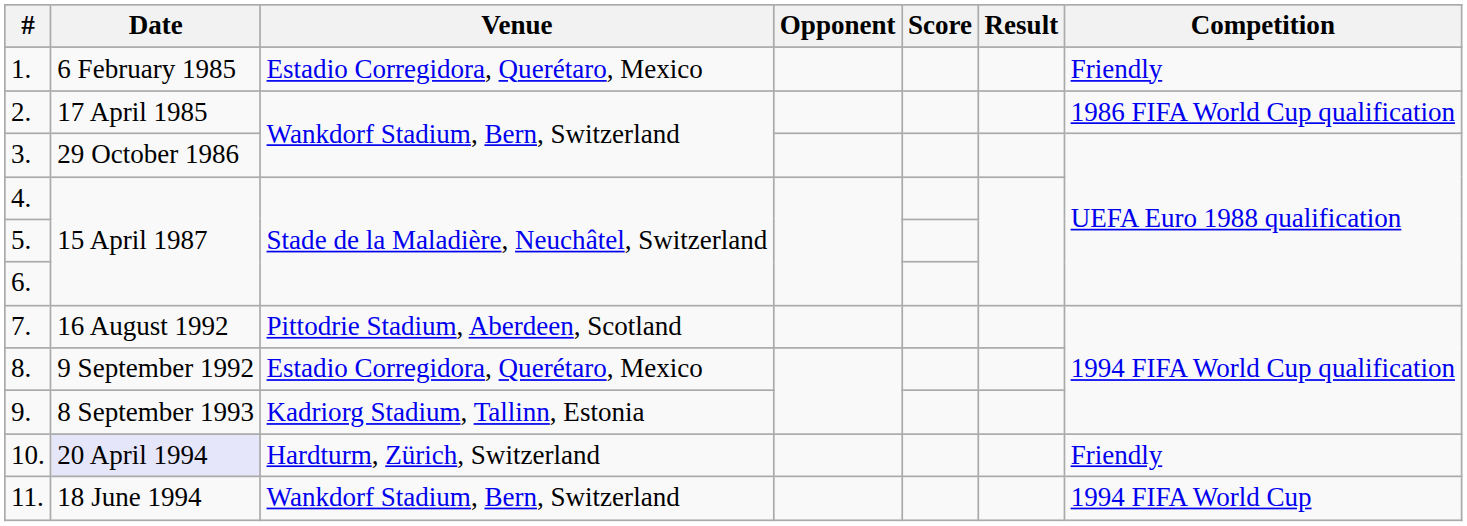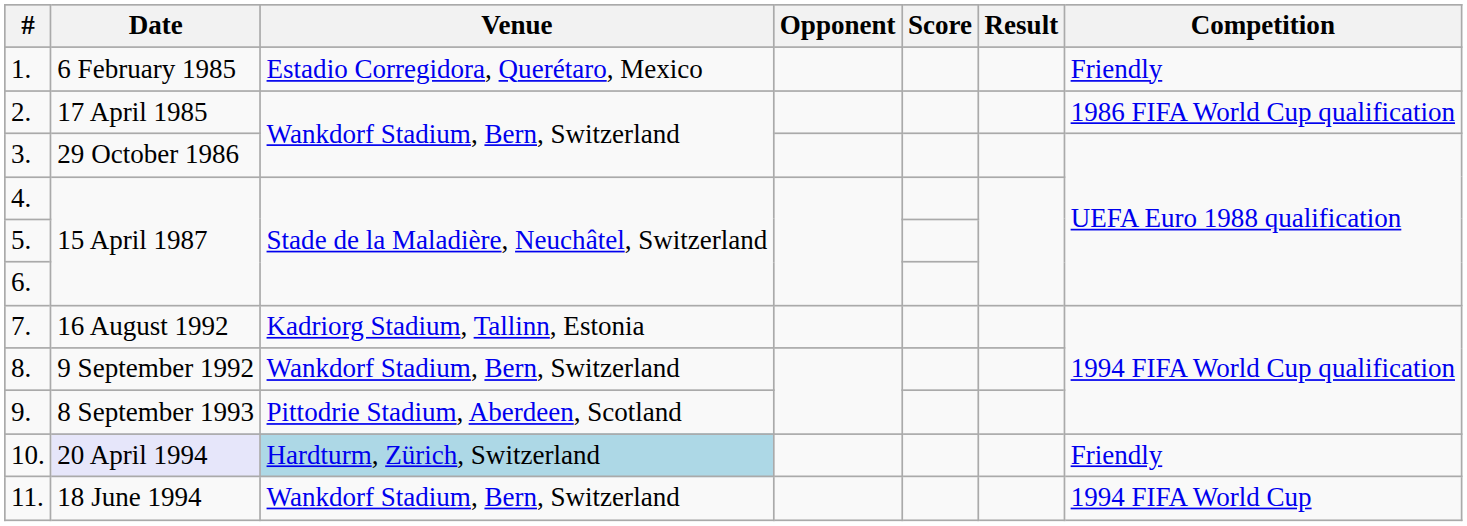(474, 326) Pittodrie Stadium, Aberdeen, Scotland -> (456, 326) Kadriorg Stadium, Tallinn, Estonia
(485, 369) Estadio Corregidora, Querétaro, Mexico -> (473, 369) Wankdorf Stadium, Bern, Switzerland
(456, 411) Kadriorg Stadium, Tallinn, Estonia -> (474, 411) Pittodrie Stadium, Aberdeen, Scotland
(433, 454) no background -> (433, 454) lightblue background
